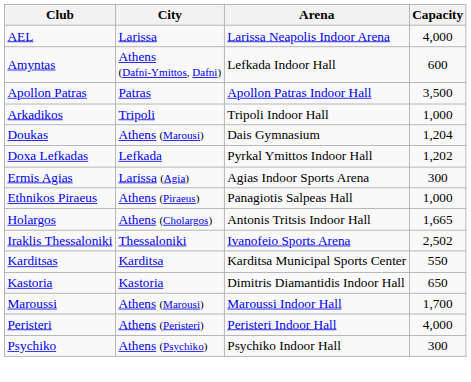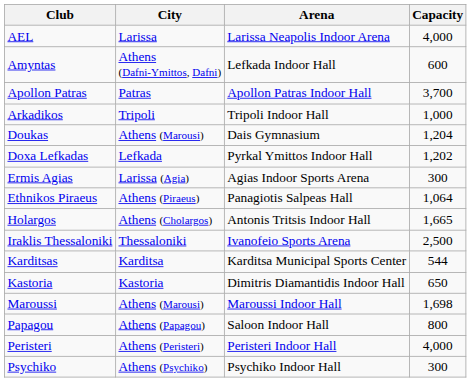(438, 93) 3,500 -> (438, 93) 3,700
(438, 198) 1,000 -> (438, 198) 1,064
(438, 240) 2,502 -> (438, 240) 2,500
(438, 261) 550 -> (438, 261) 544
(438, 303) 1,700 -> (438, 303) 1,698
+ row: (30, 324)
